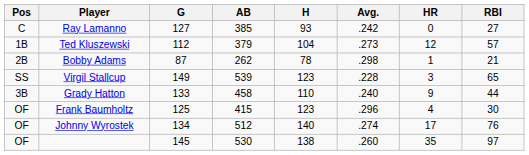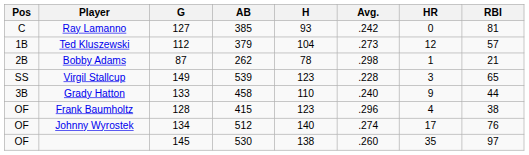(493, 28) 27 -> (493, 28) 81
(181, 110) 125 -> (181, 110) 128
(493, 110) 30 -> (493, 110) 38
